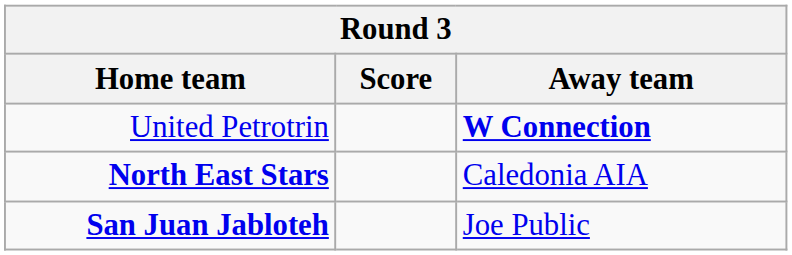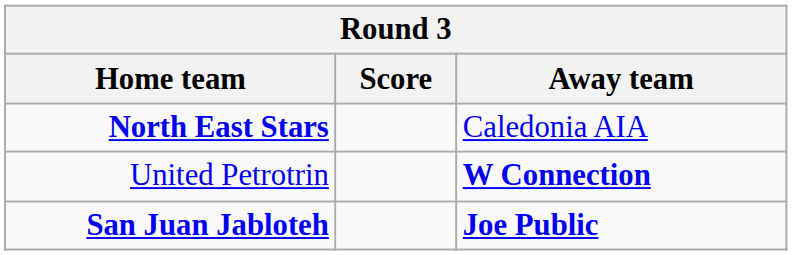rows swapped: (219, 175) <-> (229, 127)
(526, 224) normal -> (531, 224) bold
